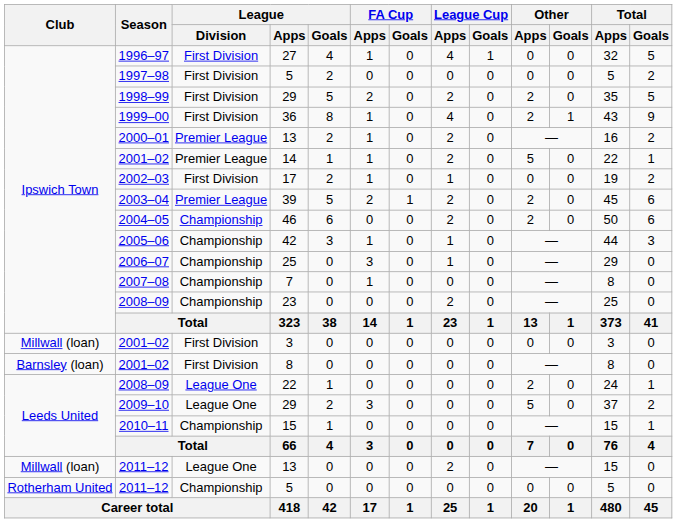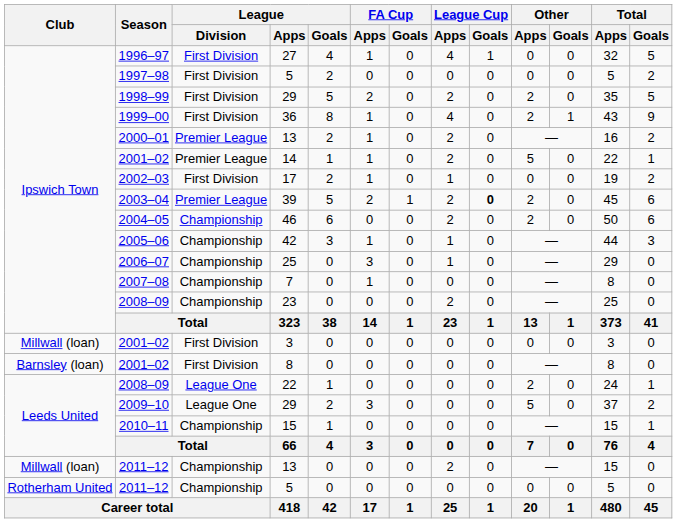(490, 199) normal -> (490, 199) bold
(221, 466) League One -> (221, 466) Championship
